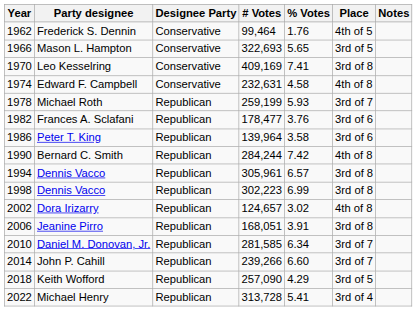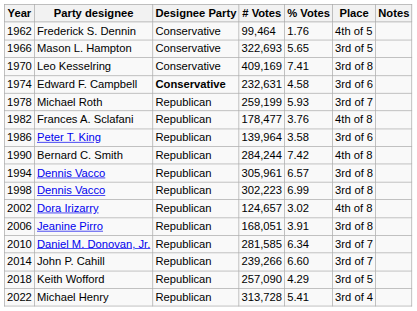(188, 84) normal -> (191, 84) bold
(354, 84) 4th of 8 -> (354, 84) 3rd of 6
(354, 119) 3rd of 6 -> (354, 119) 4th of 8
